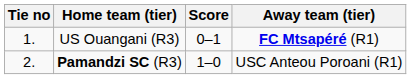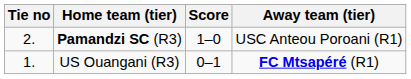rows swapped: (119, 39) <-> (119, 62)
